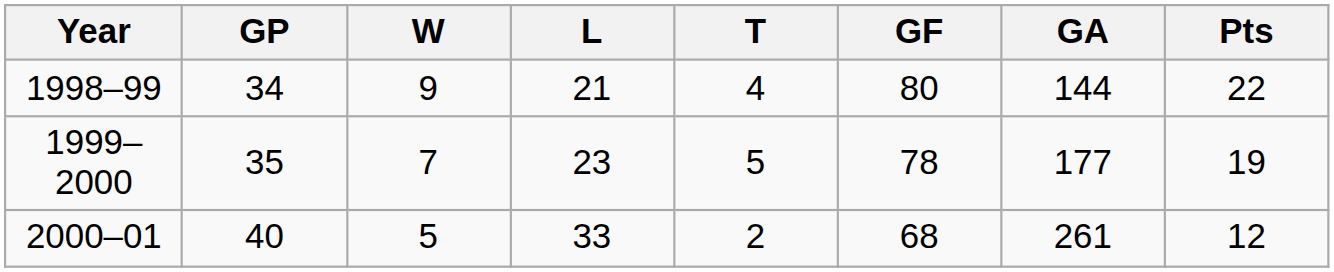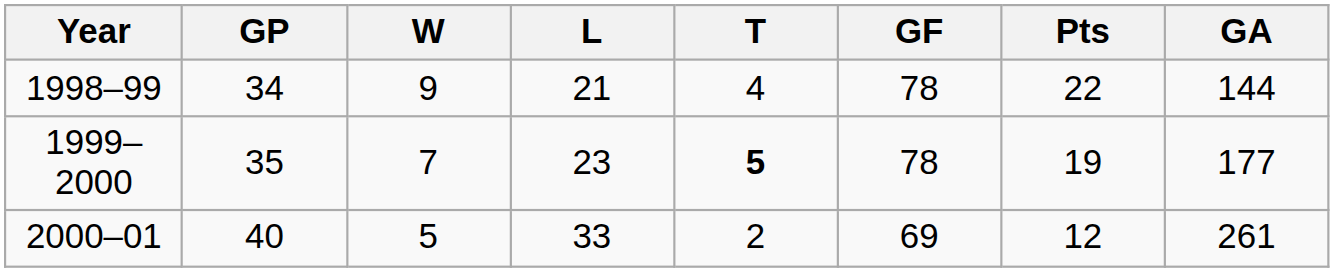columns swapped: (1083, 32) <-> (1246, 32)
(919, 87) 80 -> (919, 87) 78
(755, 162) normal -> (755, 162) bold
(919, 237) 68 -> (919, 237) 69
